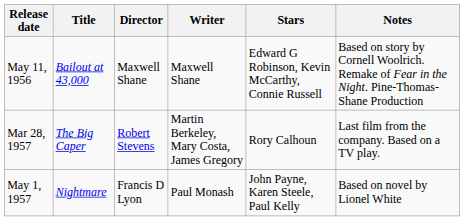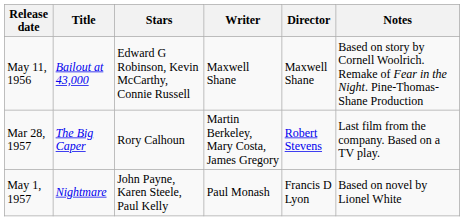columns swapped: (291, 20) <-> (141, 20)
